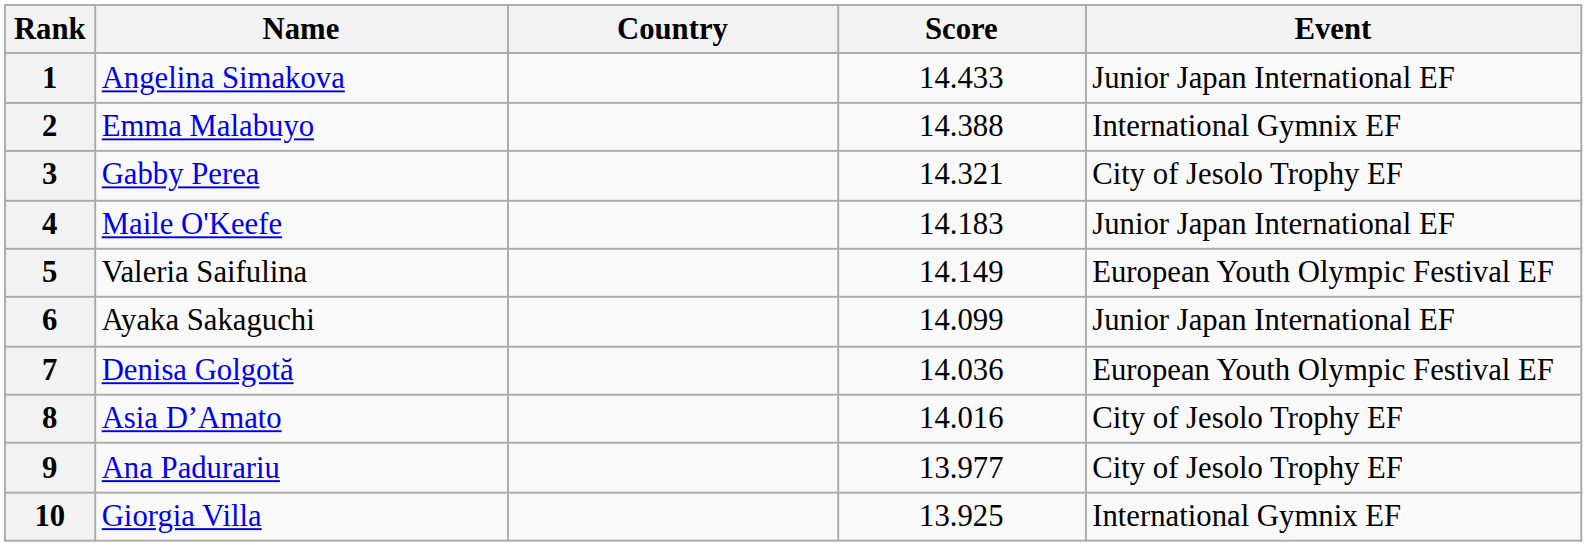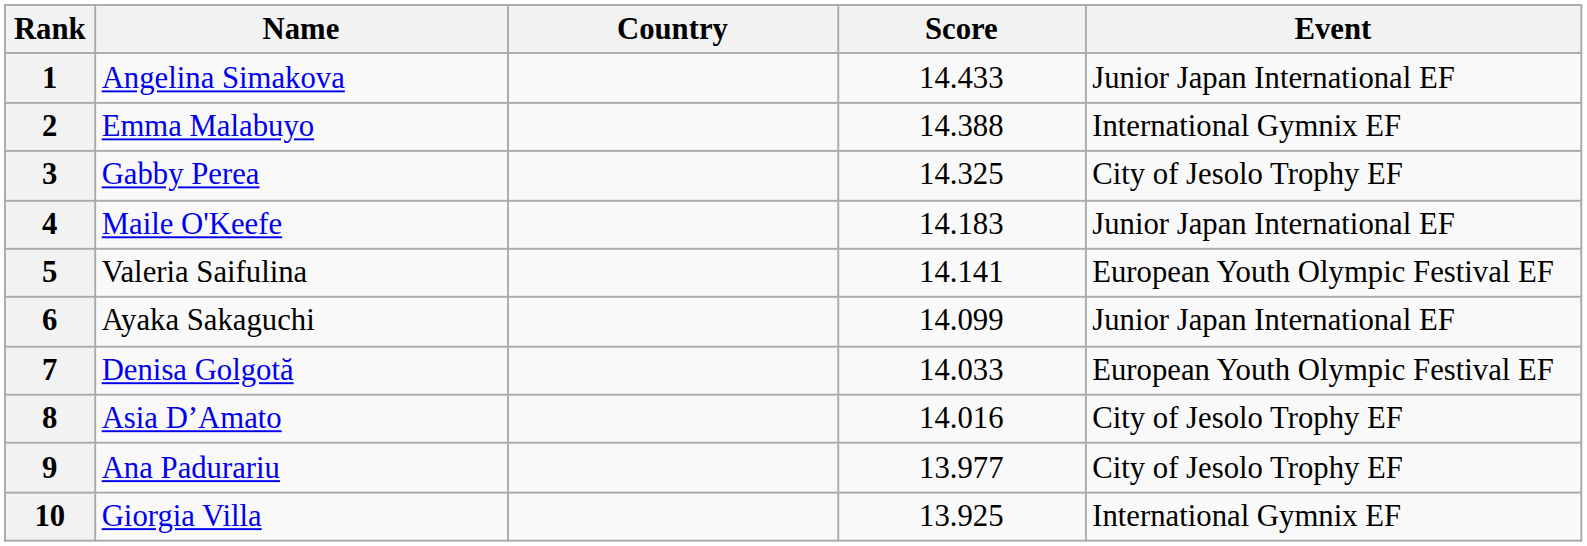(961, 175) 14.321 -> (961, 175) 14.325
(961, 272) 14.149 -> (961, 272) 14.141
(961, 369) 14.036 -> (961, 369) 14.033
